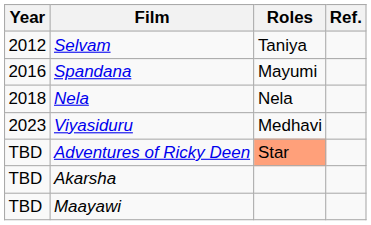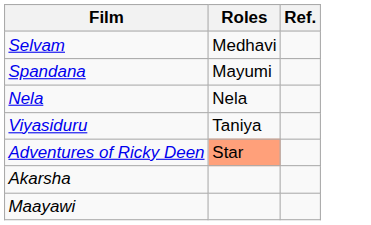- column: (27, 17)
(282, 44) Taniya -> (244, 44) Medhavi
(290, 125) Medhavi -> (237, 125) Taniya
